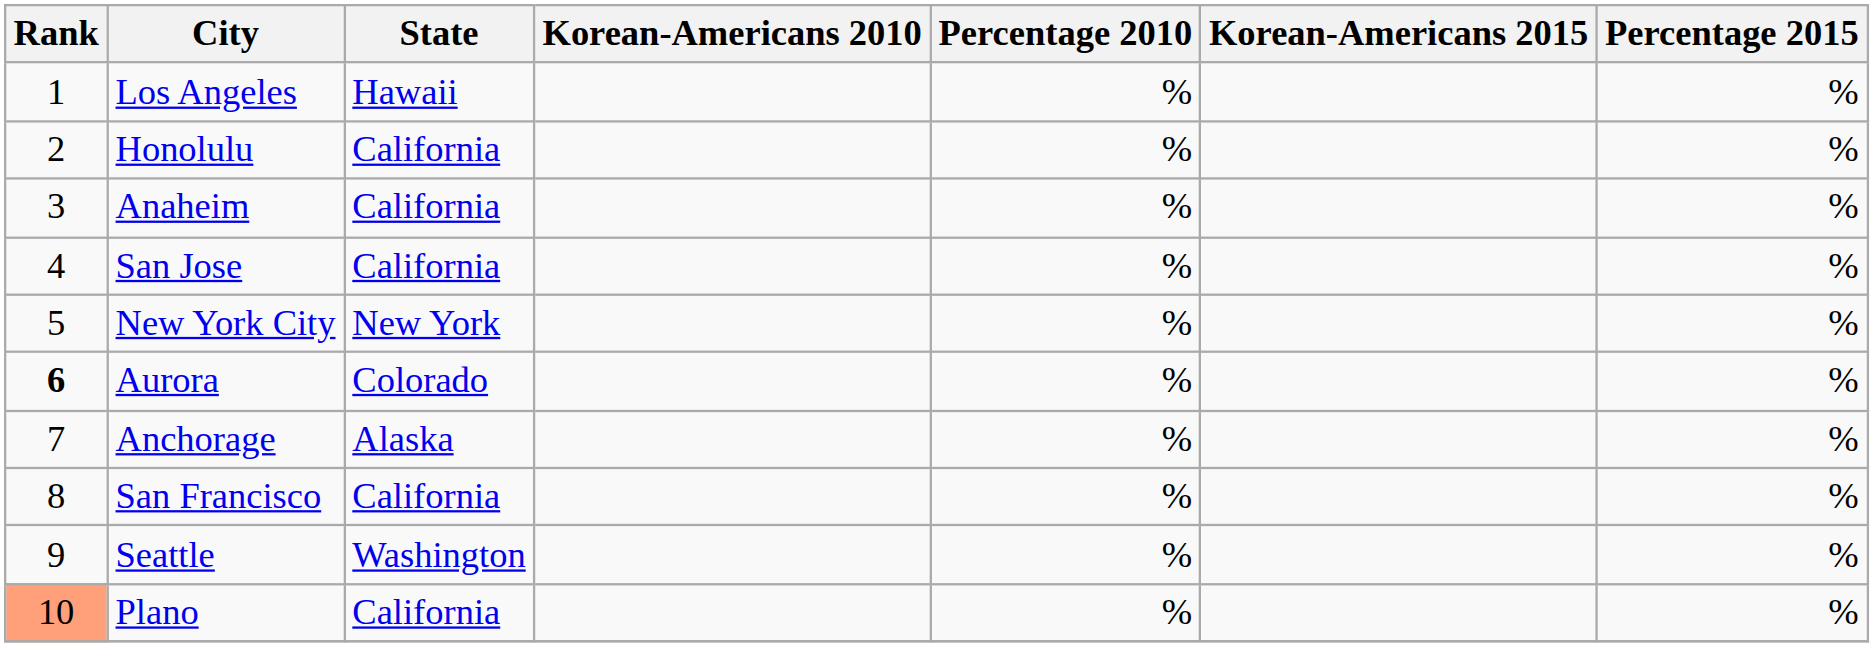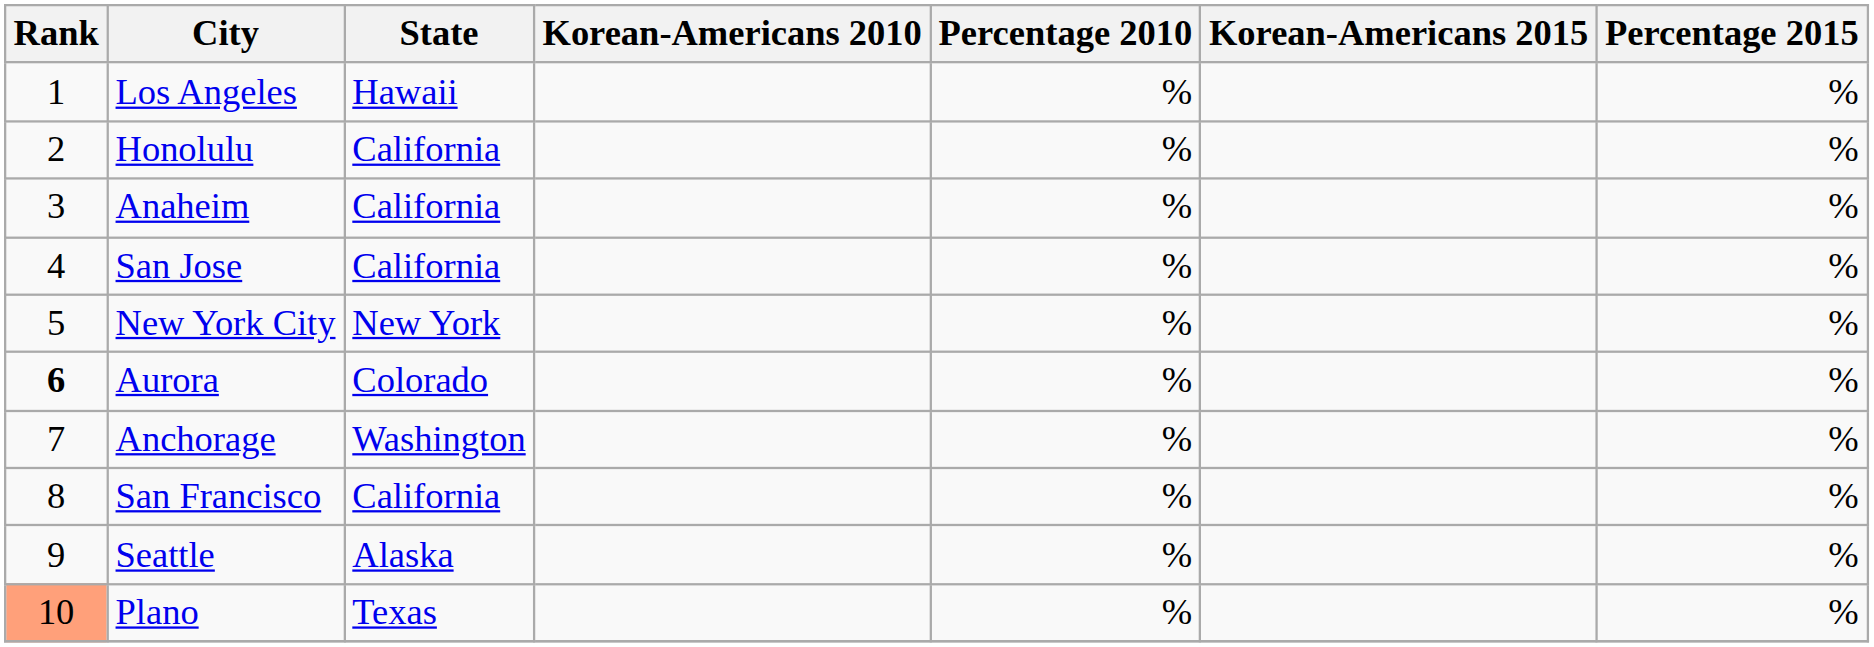(403, 438) Alaska -> (439, 438) Washington
(439, 554) Washington -> (403, 554) Alaska
(426, 611) California -> (395, 611) Texas
